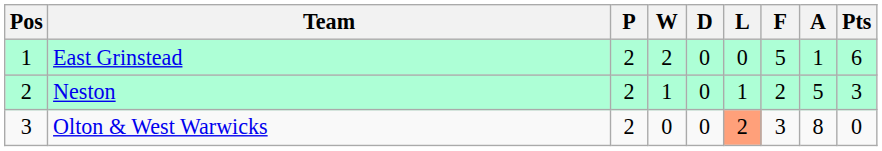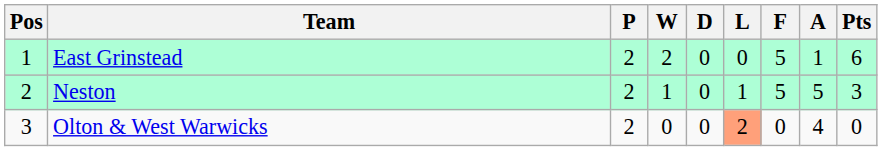(780, 92) 2 -> (780, 92) 5
(780, 127) 3 -> (780, 127) 0
(818, 127) 8 -> (818, 127) 4
